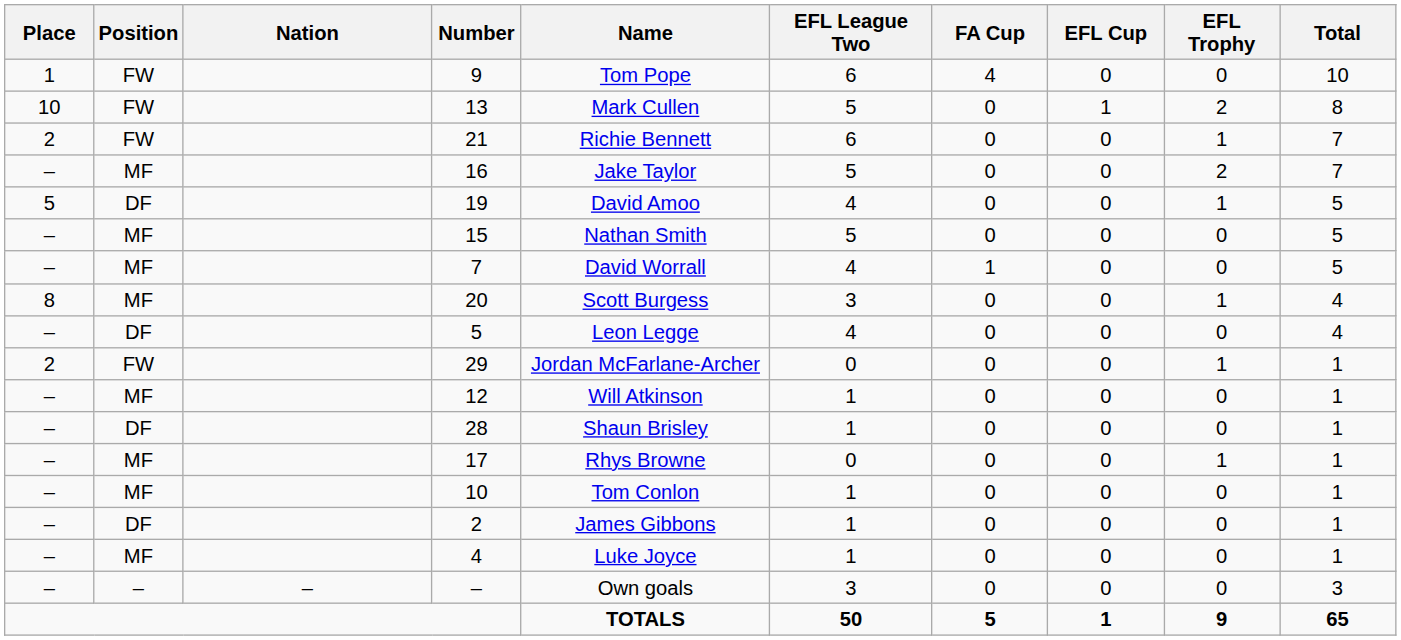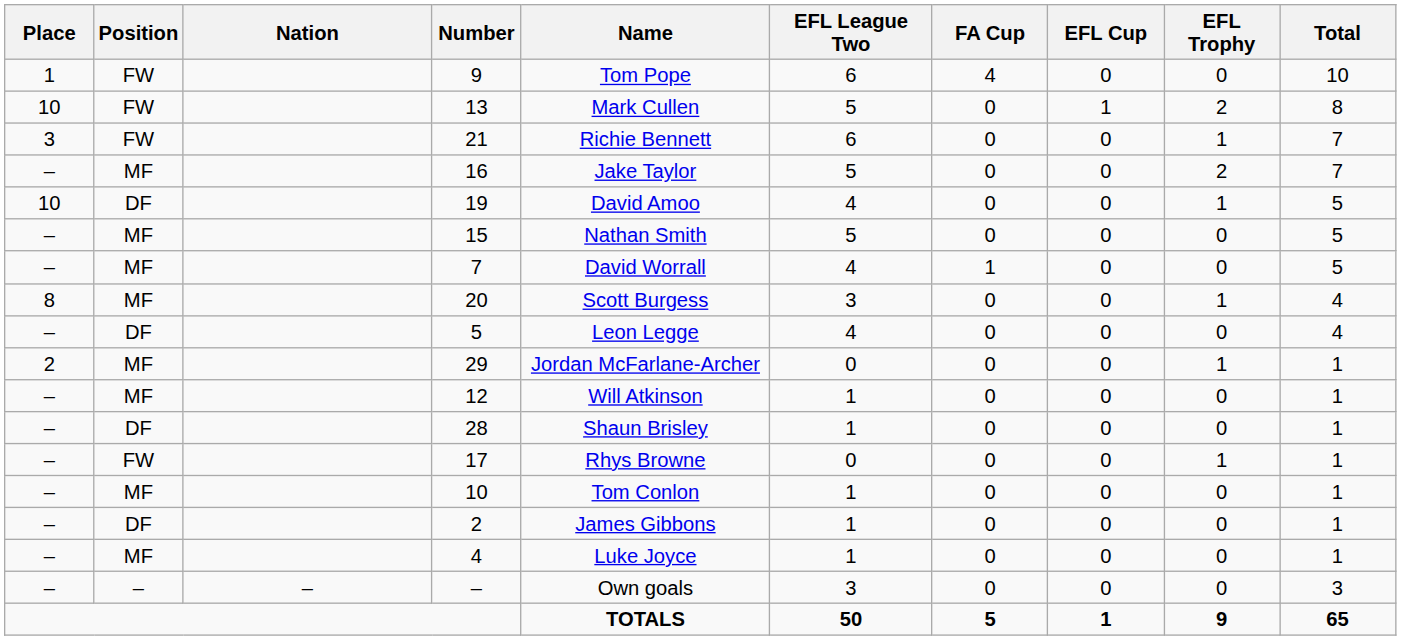(49, 139) 2 -> (49, 139) 3
(49, 203) 5 -> (49, 203) 10
(138, 363) FW -> (138, 363) MF
(138, 460) MF -> (138, 460) FW
